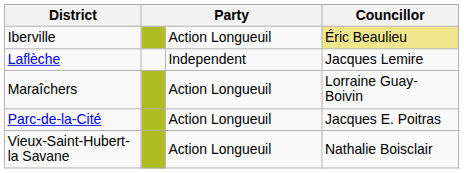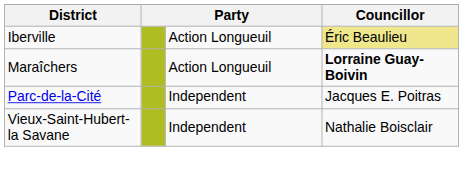- row: (34, 59)
(371, 89) normal -> (374, 67) bold
(220, 119) Action Longueuil -> (207, 97) Independent
(220, 149) Action Longueuil -> (207, 127) Independent
